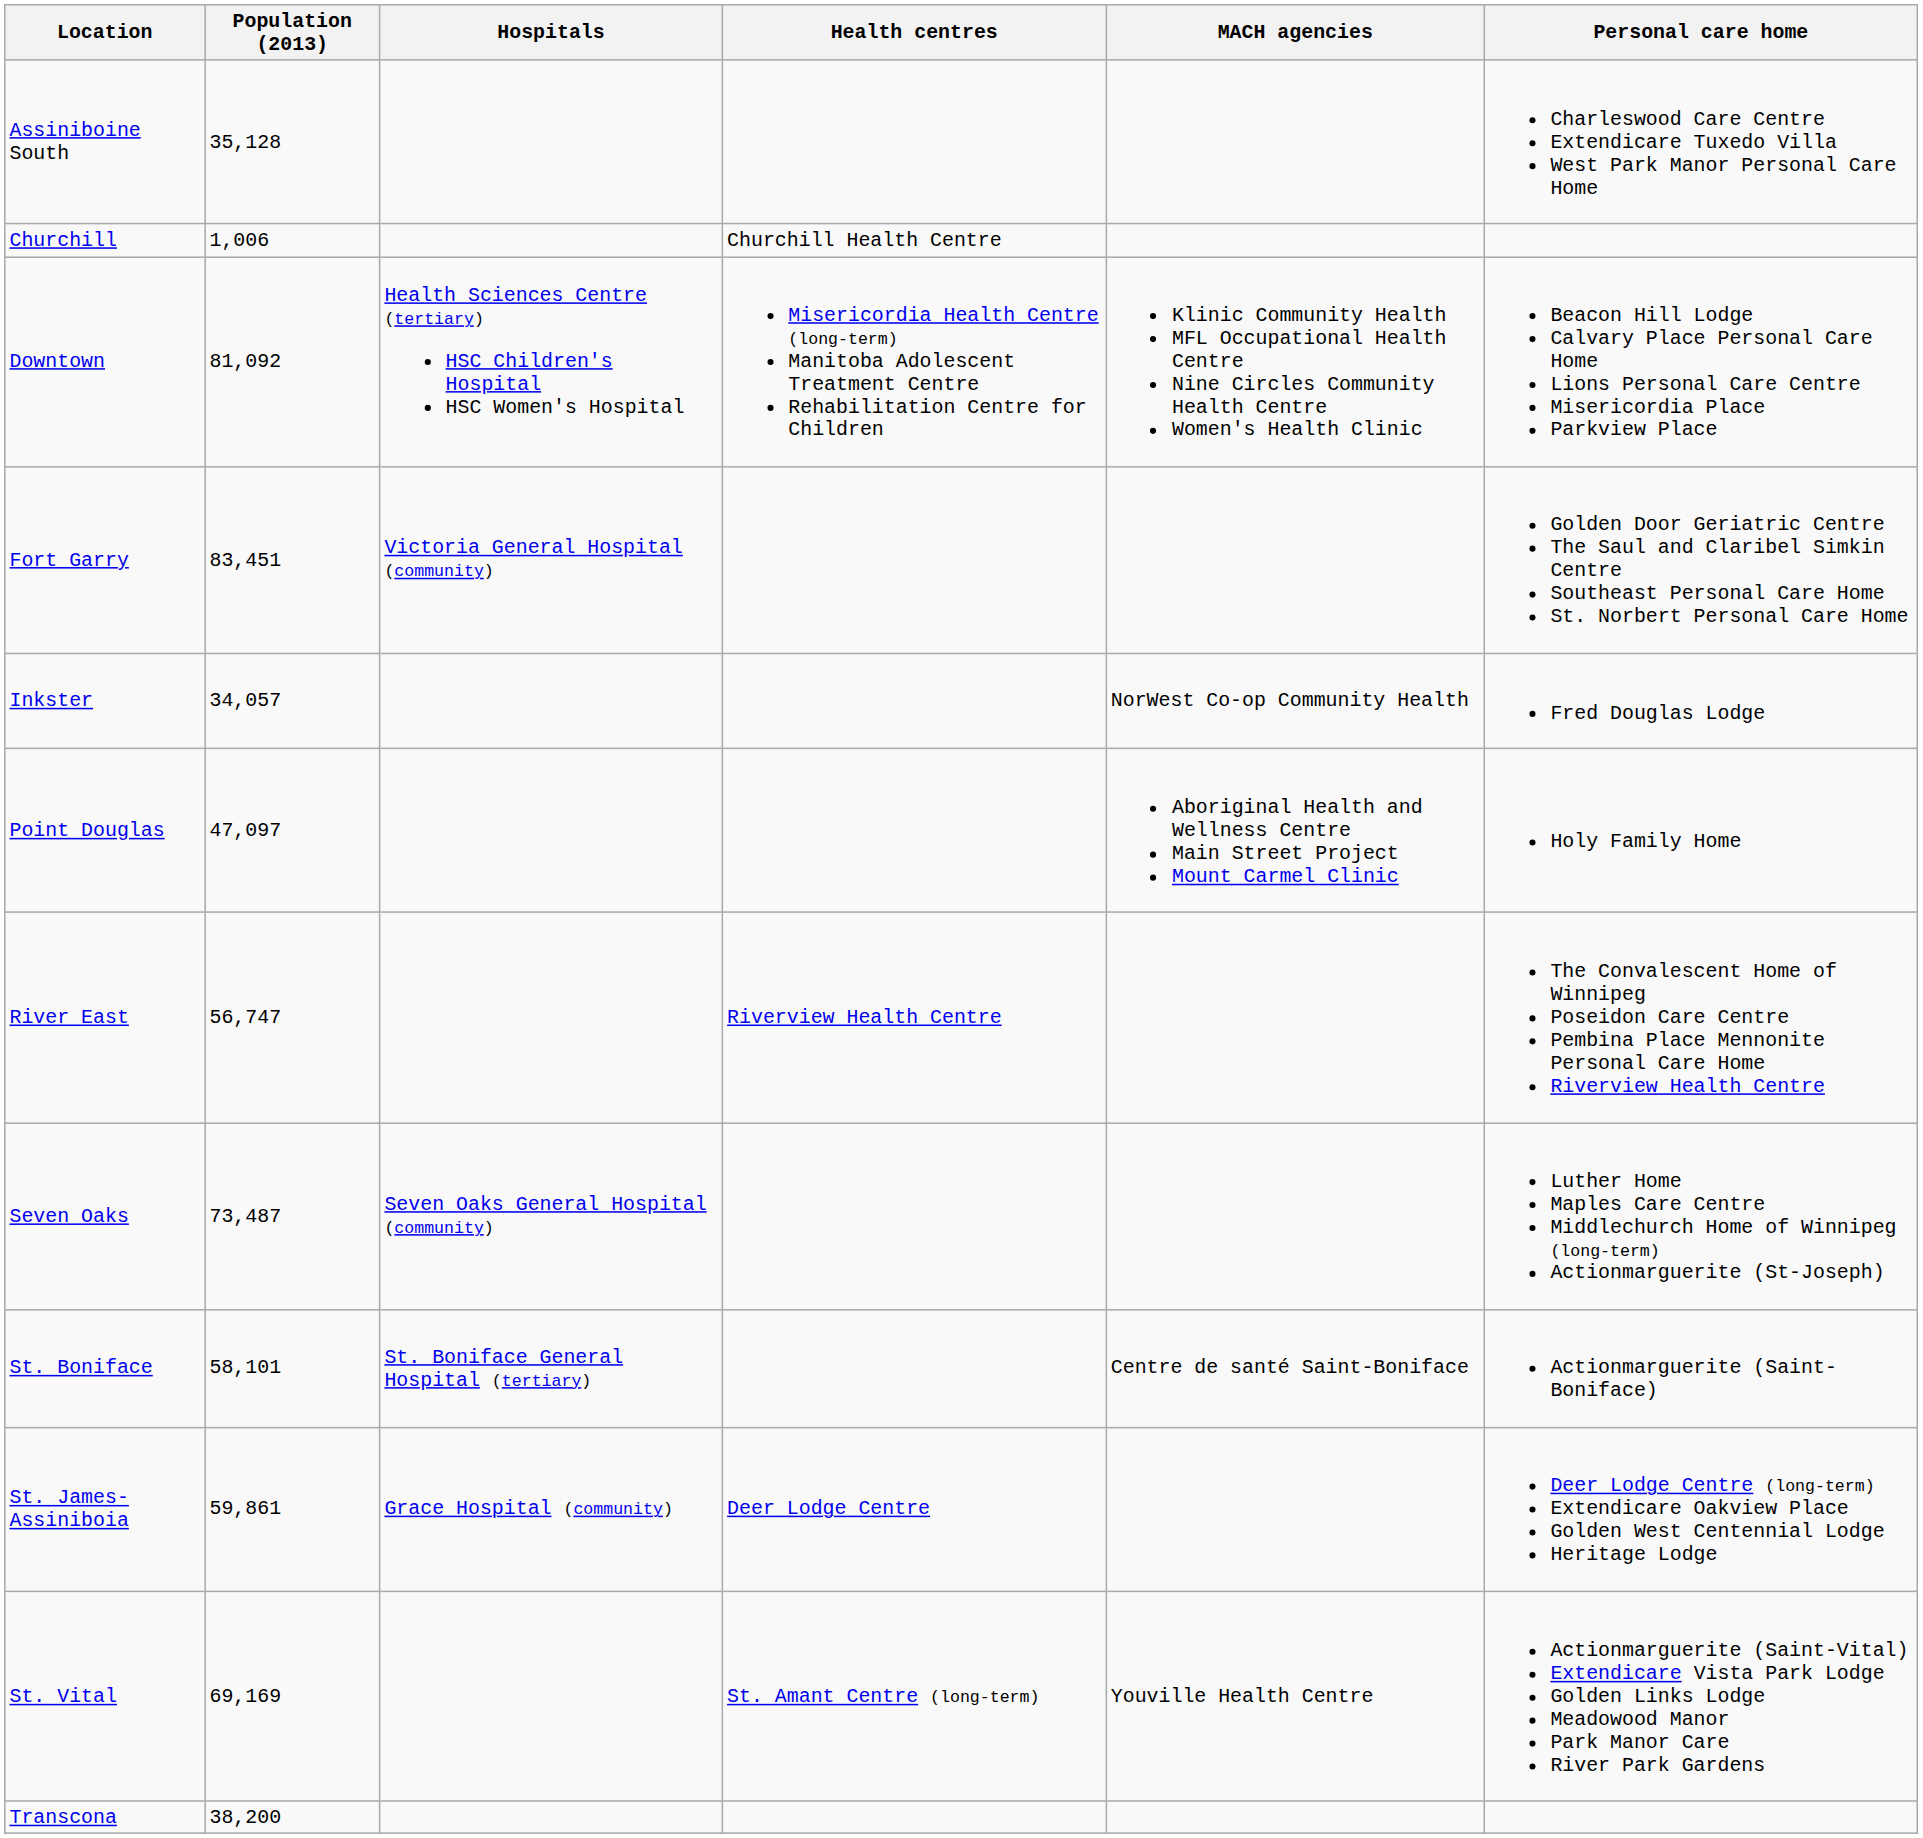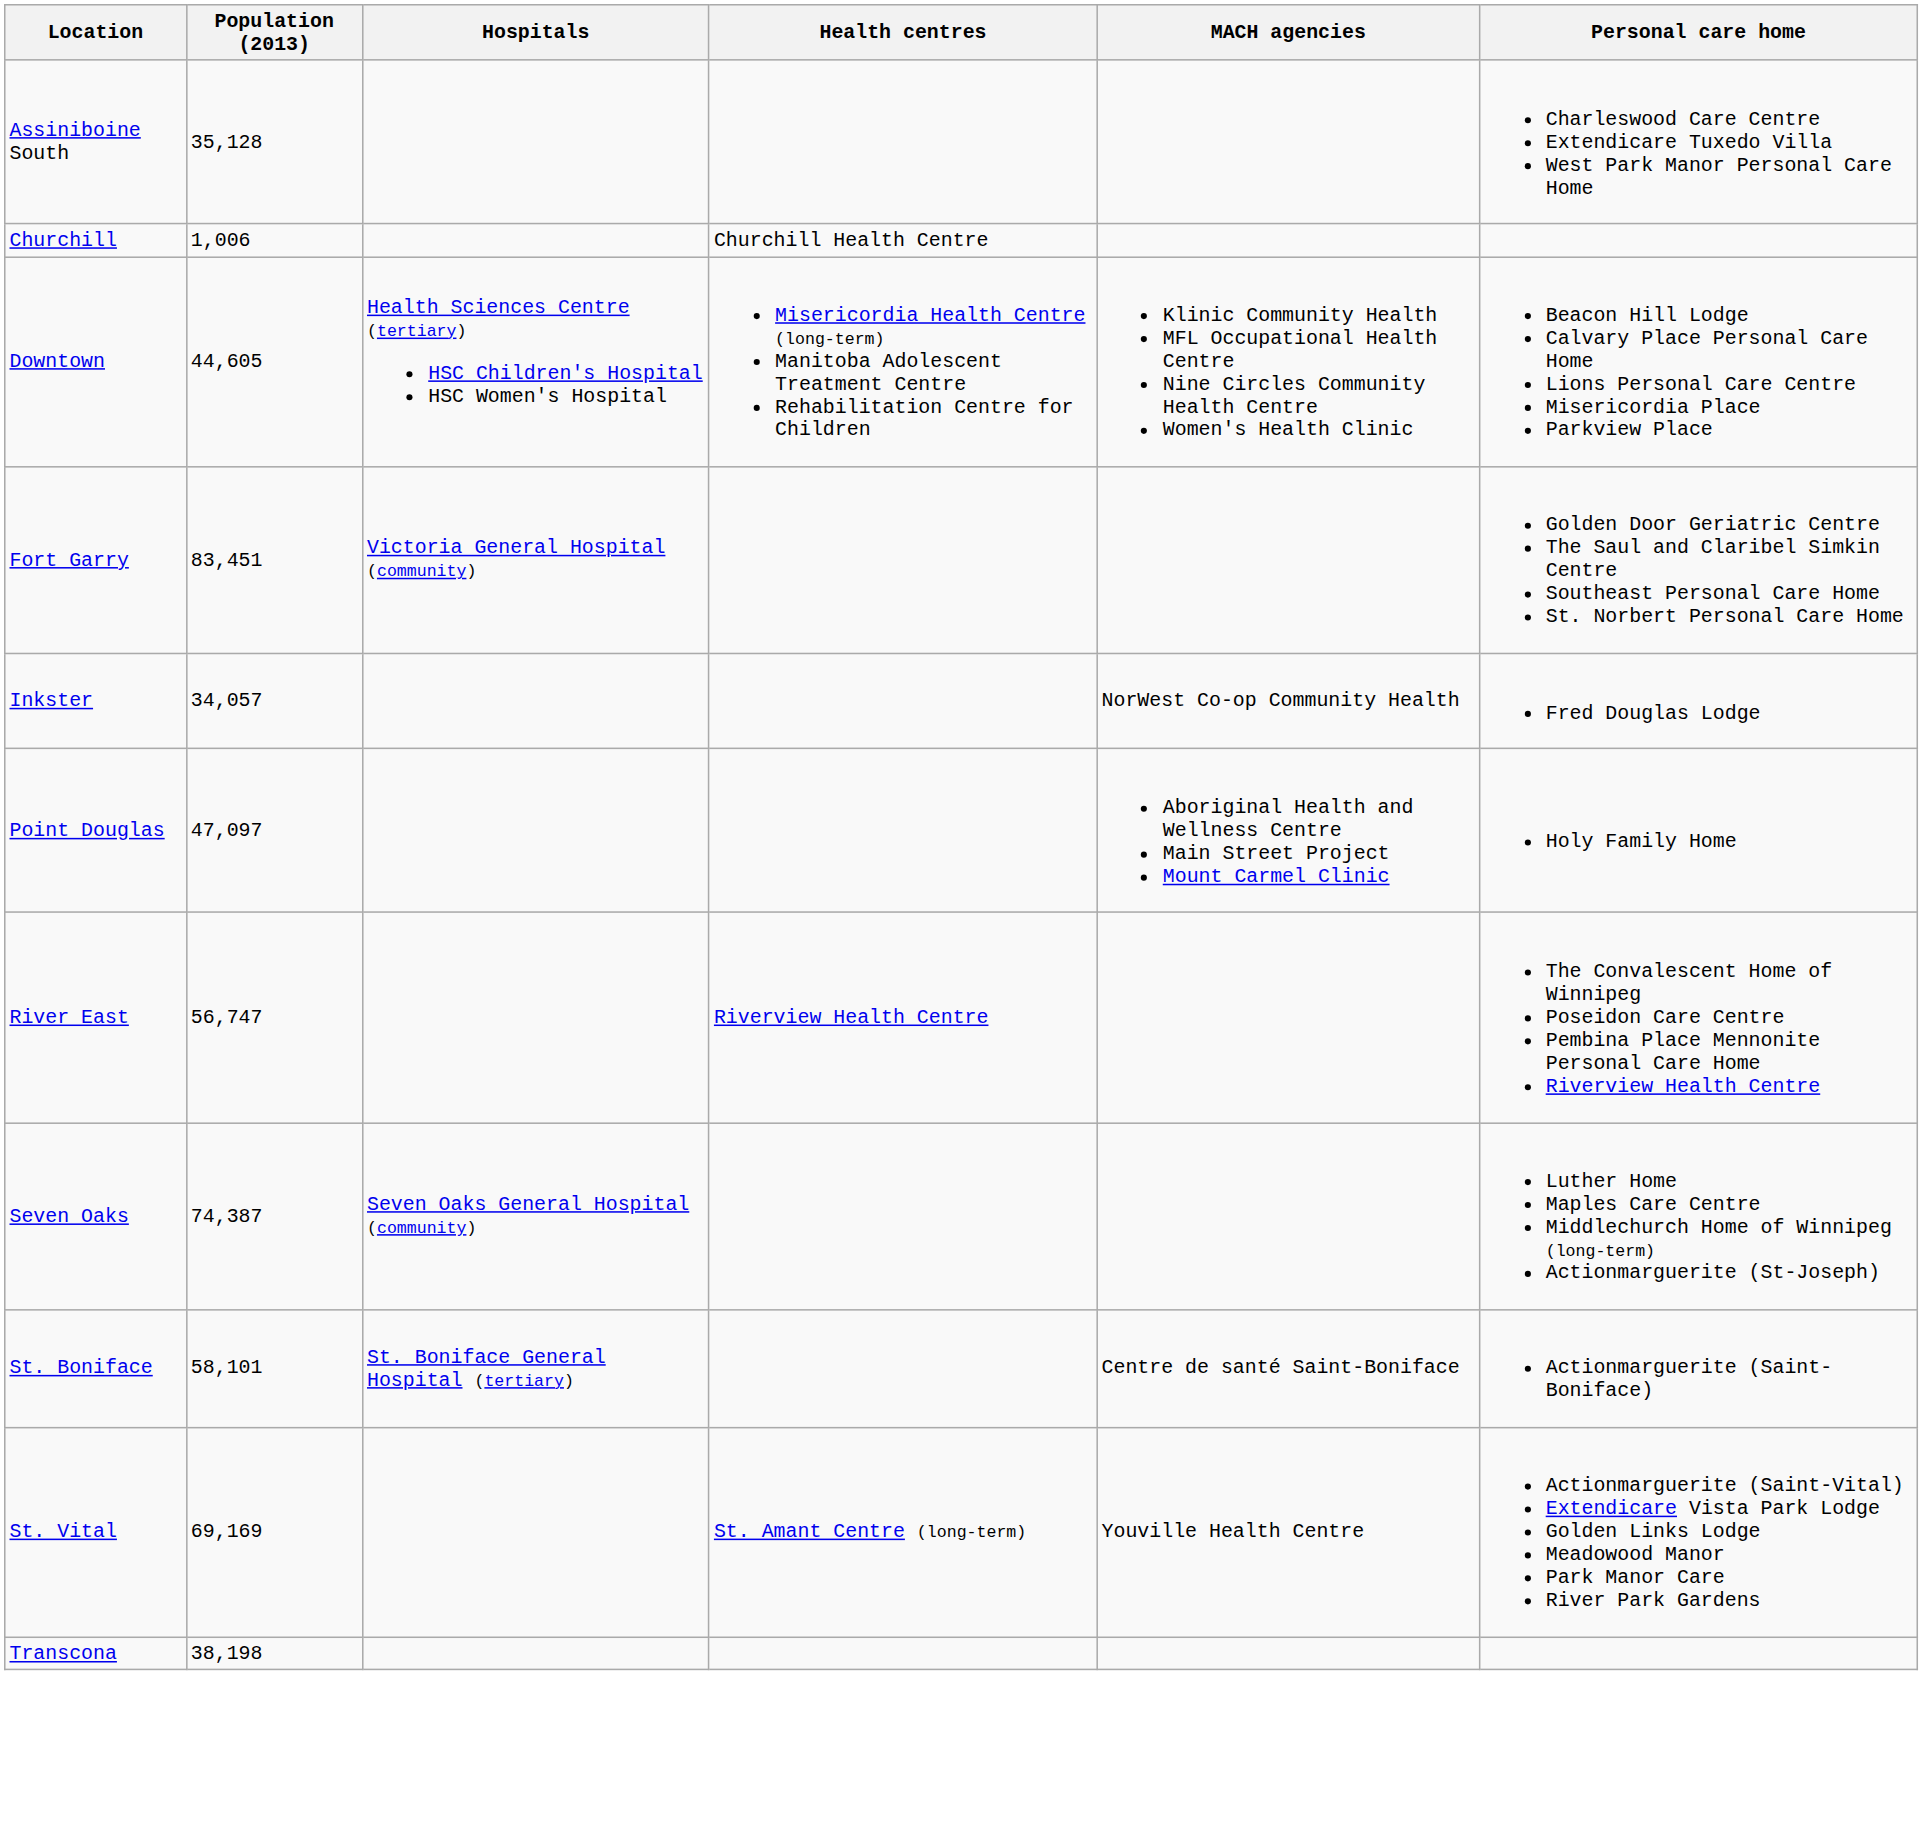(245, 361) 81,092 -> (227, 361) 44,605
(245, 1216) 73,487 -> (227, 1216) 74,387
- row: (69, 1509)
(245, 1818) 38,200 -> (227, 1654) 38,198
